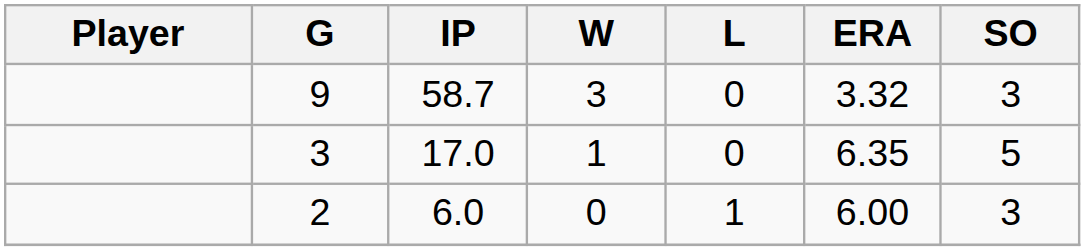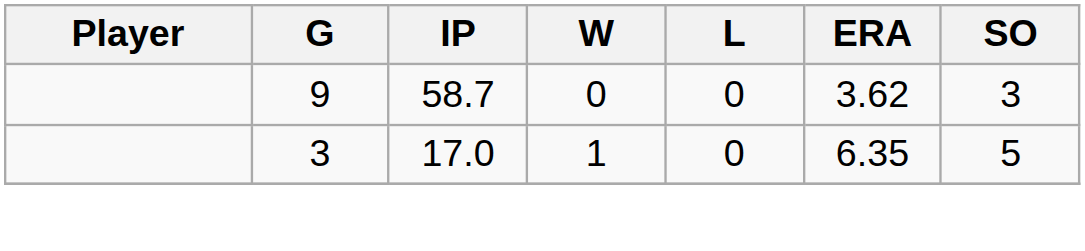(596, 93) 3 -> (596, 93) 0
(872, 93) 3.32 -> (872, 93) 3.62
- row: (320, 213)
